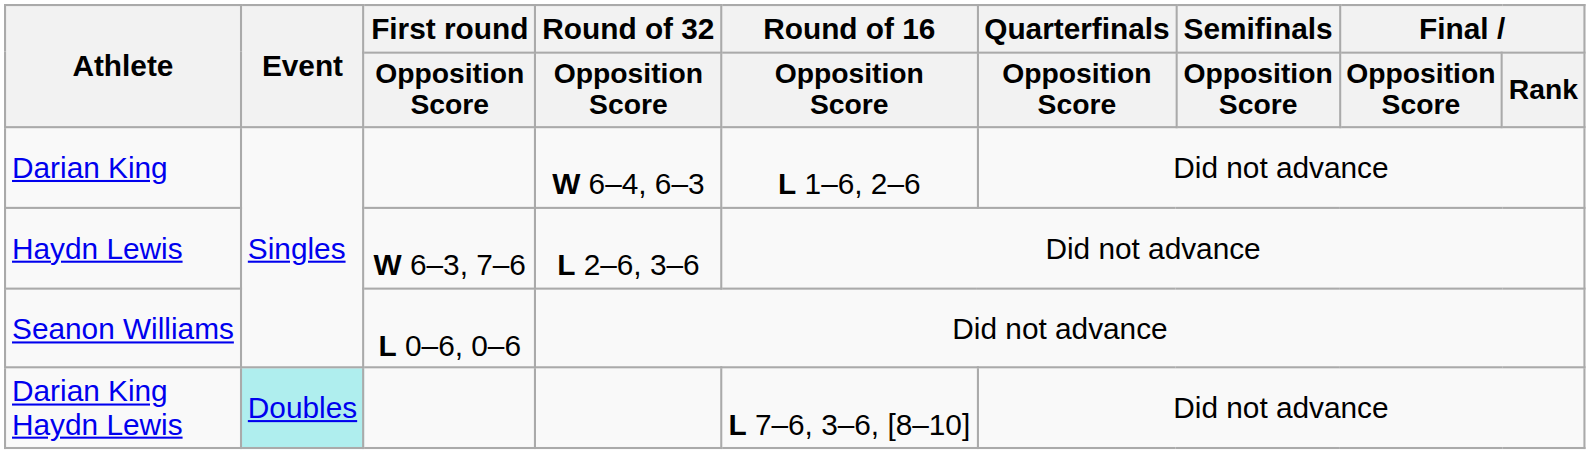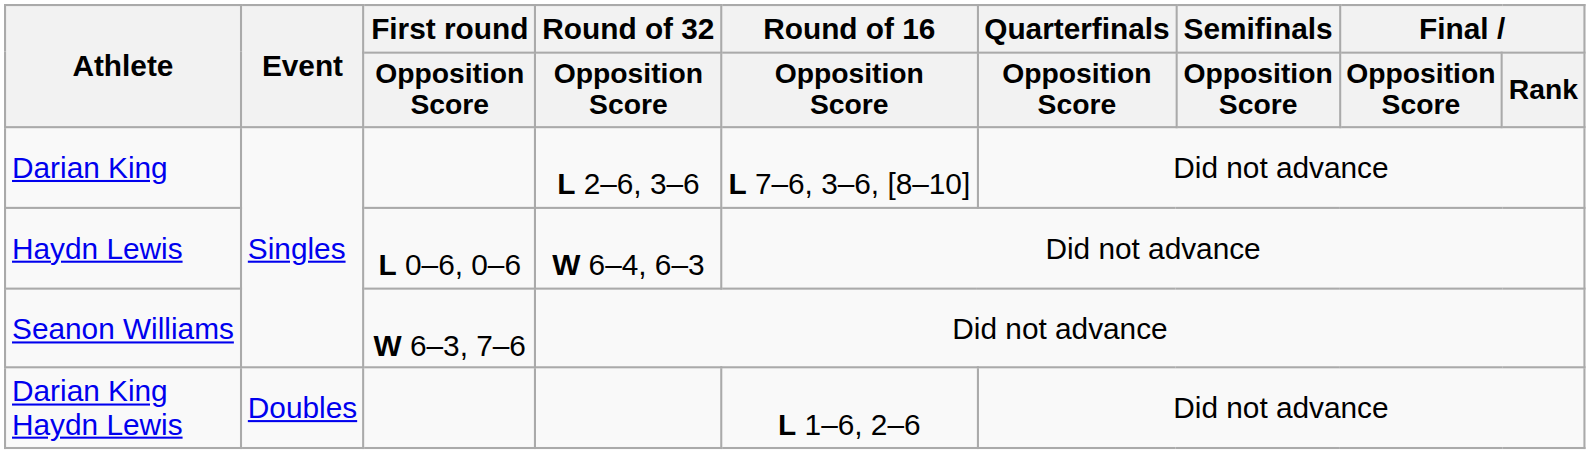(628, 185) W 6–4, 6–3 -> (628, 185) L 2–6, 3–6
(849, 185) L 1–6, 2–6 -> (849, 185) L 7–6, 3–6, [8–10]
(450, 265) W 6–3, 7–6 -> (450, 265) L 0–6, 0–6
(628, 265) L 2–6, 3–6 -> (628, 265) W 6–4, 6–3
(450, 345) L 0–6, 0–6 -> (450, 345) W 6–3, 7–6
(303, 409) paleturquoise background -> (303, 409) no background
(849, 425) L 7–6, 3–6, [8–10] -> (849, 425) L 1–6, 2–6
